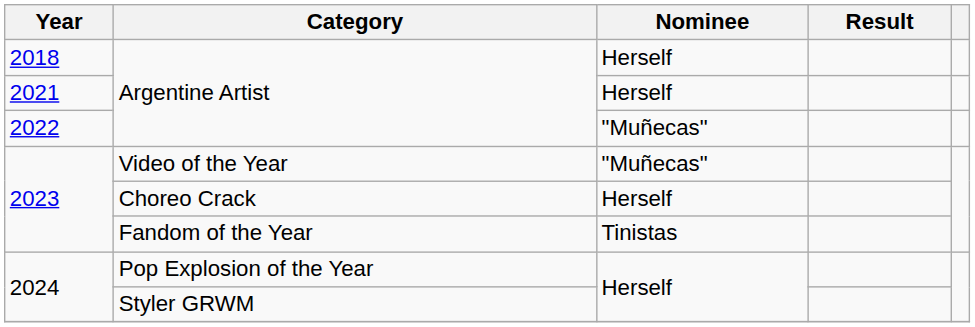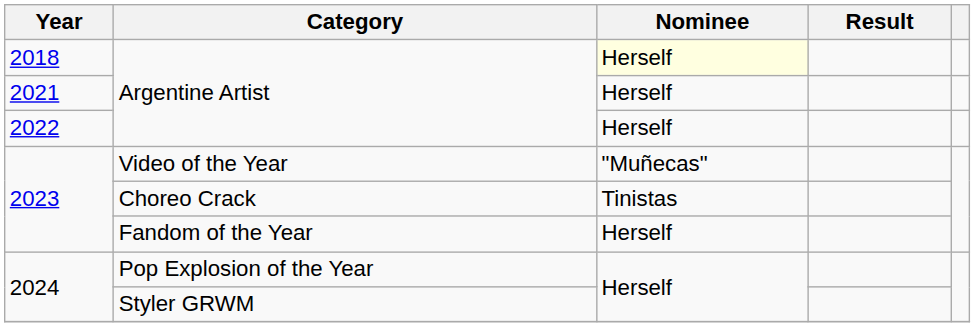(637, 57) no background -> (637, 57) lightyellow background
(655, 127) "Muñecas" -> (637, 127) Herself
(637, 198) Herself -> (639, 198) Tinistas
(639, 233) Tinistas -> (637, 233) Herself
